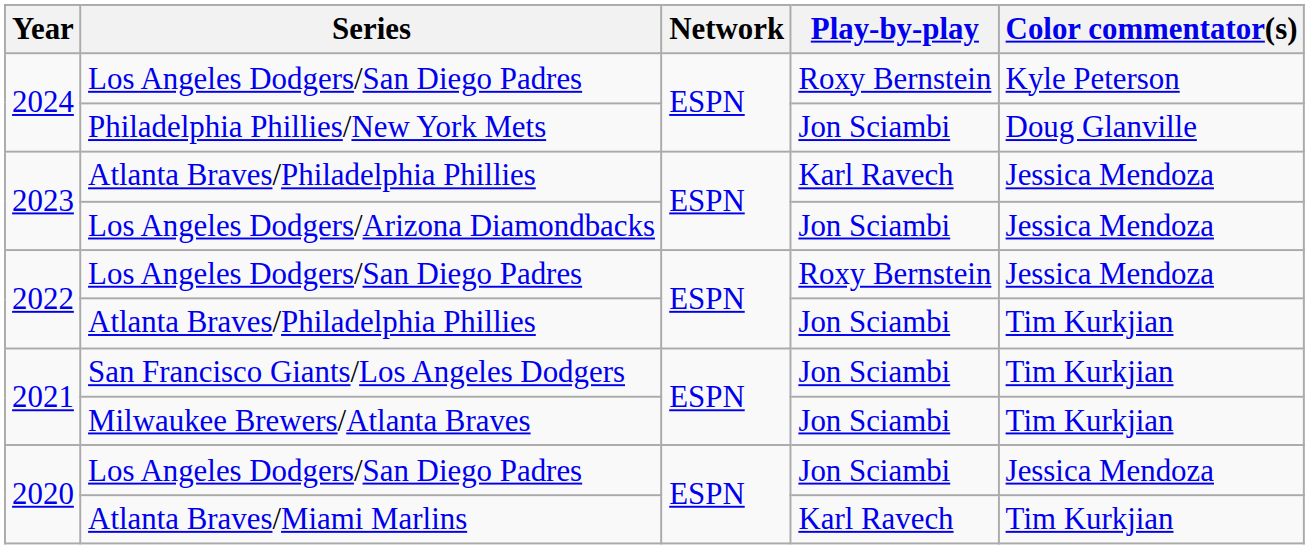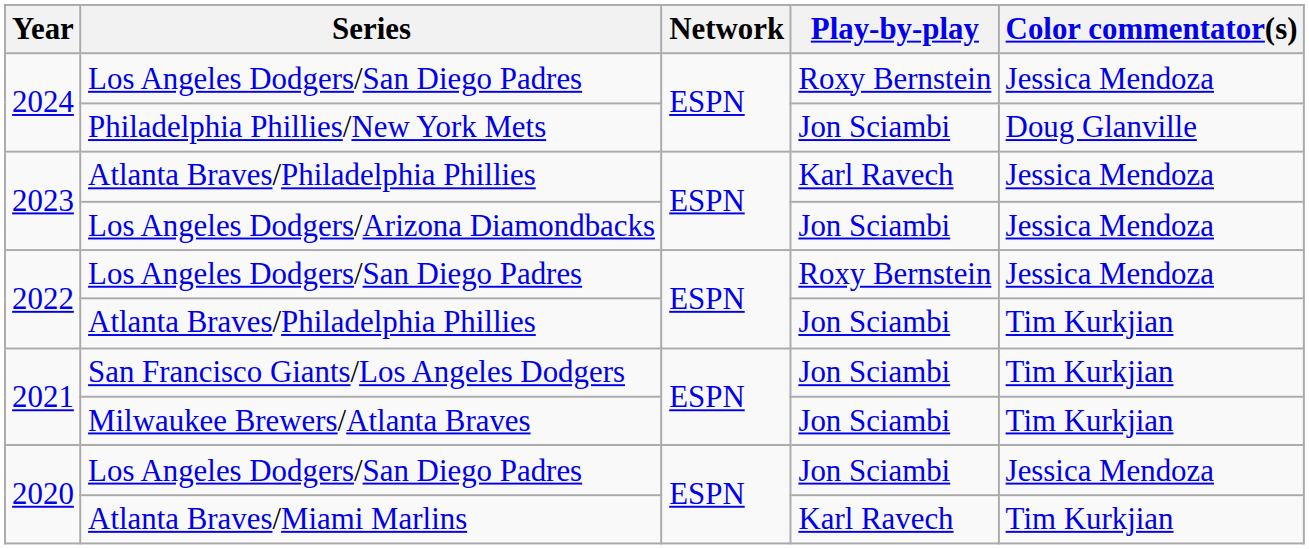(1093, 77) Kyle Peterson -> (1110, 77) Jessica Mendoza
